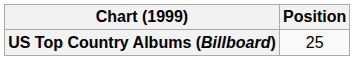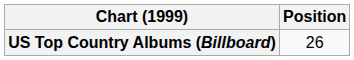(315, 42) 25 -> (315, 42) 26
